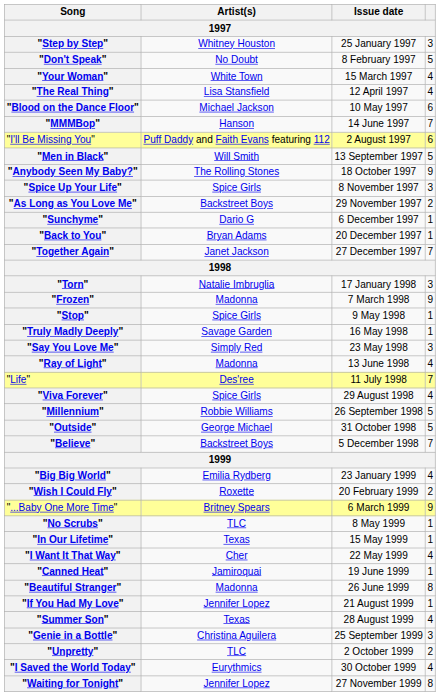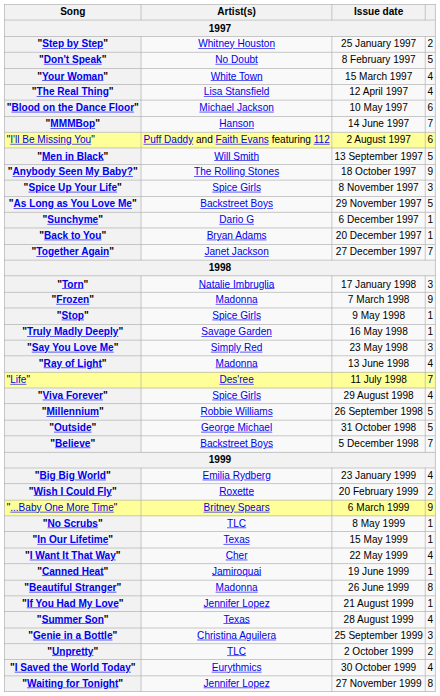(430, 44) 3 -> (430, 44) 2
(430, 204) 2 -> (430, 204) 5
